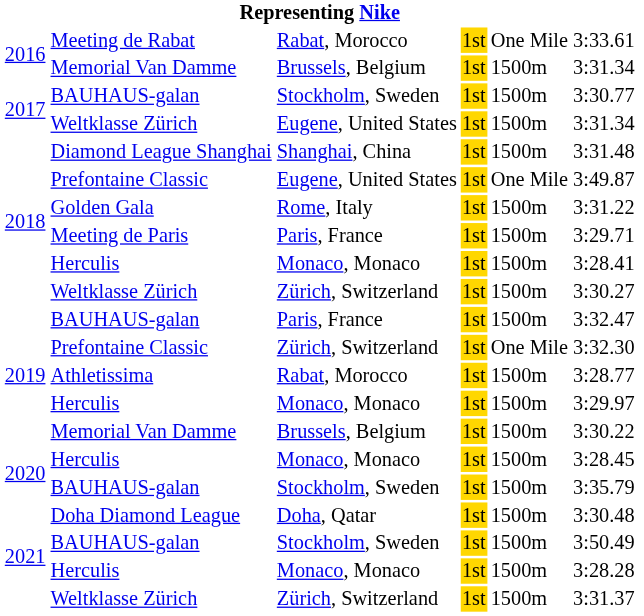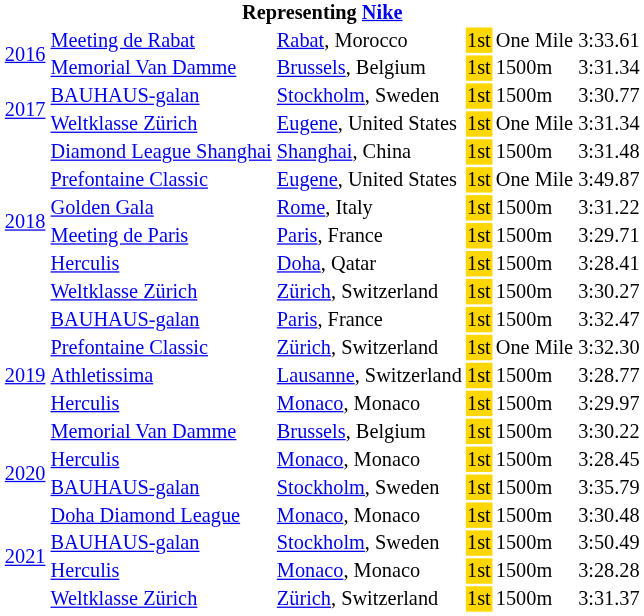(519, 123) 1500m -> (534, 123) One Mile
(348, 263) Monaco, Monaco -> (326, 263) Doha, Qatar
(342, 375) Rabat, Morocco -> (369, 375) Lausanne, Switzerland
(326, 515) Doha, Qatar -> (348, 515) Monaco, Monaco
